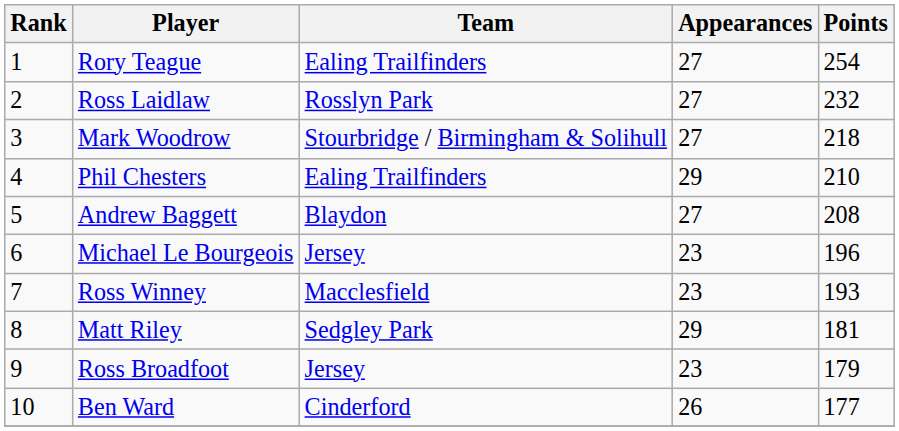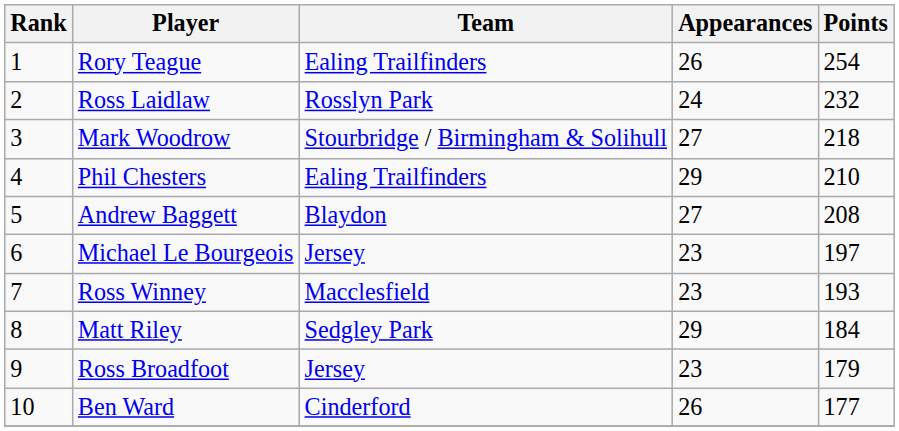(690, 61) 27 -> (690, 61) 26
(690, 100) 27 -> (690, 100) 24
(842, 253) 196 -> (842, 253) 197
(842, 330) 181 -> (842, 330) 184
